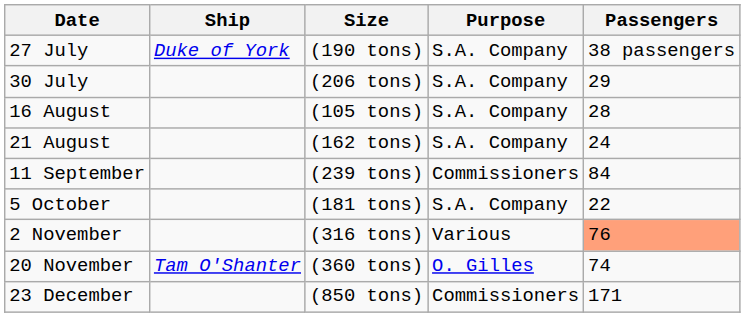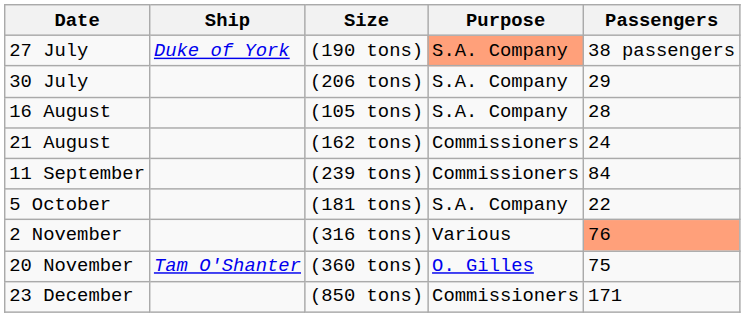(500, 51) no background -> (500, 51) lightsalmon background
(500, 143) S.A. Company -> (506, 143) Commissioners
(599, 266) 74 -> (599, 266) 75
